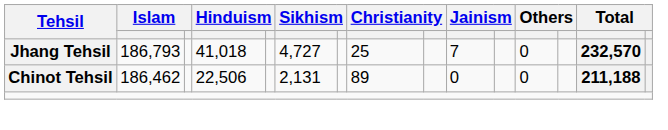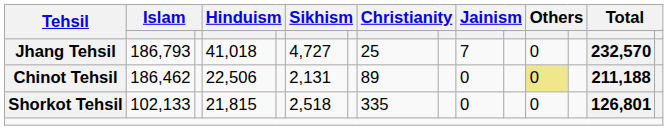(524, 78) no background -> (534, 78) khaki background
+ row: (66, 104)
